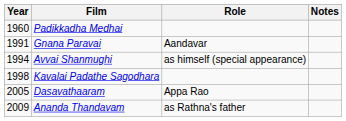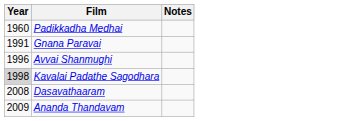- column: (235, 12)
(18, 60) 1994 -> (18, 60) 1996
(18, 76) no background -> (18, 76) lightgrey background
(18, 92) 2005 -> (18, 92) 2008
